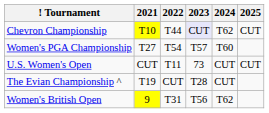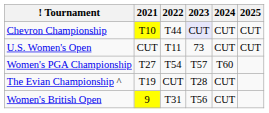(225, 30) T62 -> (225, 30) CUT
rows swapped: (49, 65) <-> (69, 47)
(225, 99) T62 -> (225, 99) CUT
